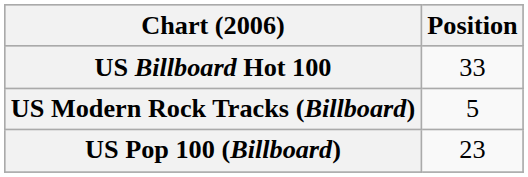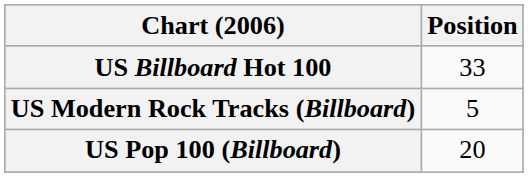(472, 150) 23 -> (472, 150) 20
